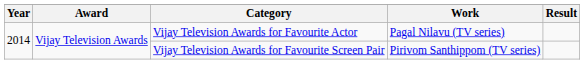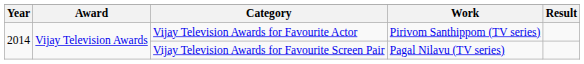(447, 31) Pagal Nilavu (TV series) -> (465, 31) Pirivom Santhippom (TV series)
(465, 50) Pirivom Santhippom (TV series) -> (447, 50) Pagal Nilavu (TV series)
